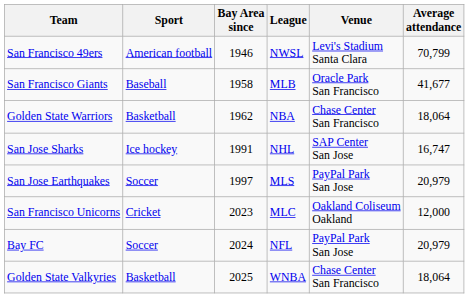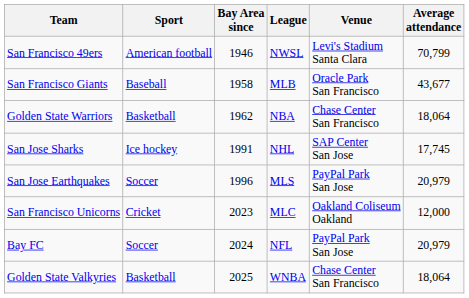(434, 84) 41,677 -> (434, 84) 43,677
(434, 148) 16,747 -> (434, 148) 17,745
(241, 181) 1997 -> (241, 181) 1996
